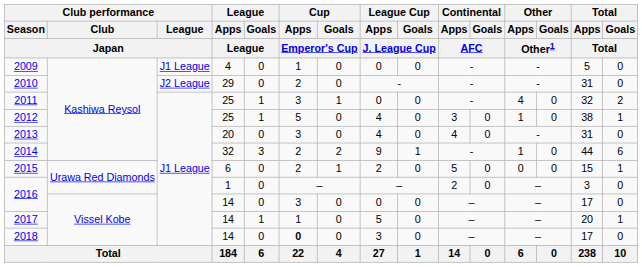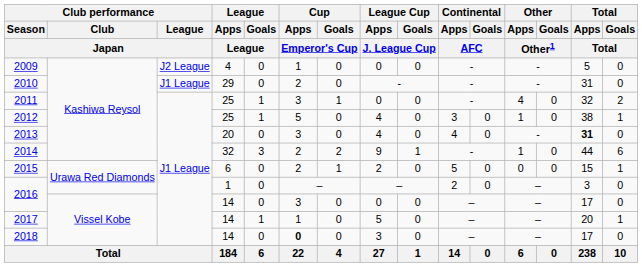(185, 66) J1 League -> (185, 66) J2 League
(185, 83) J2 League -> (185, 83) J1 League
(587, 134) normal -> (587, 134) bold
